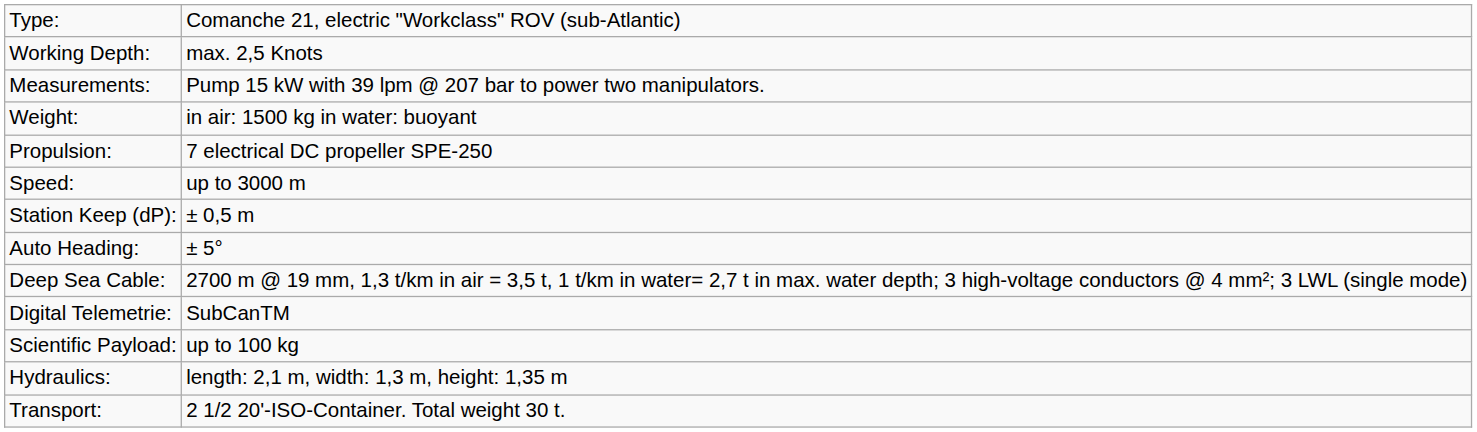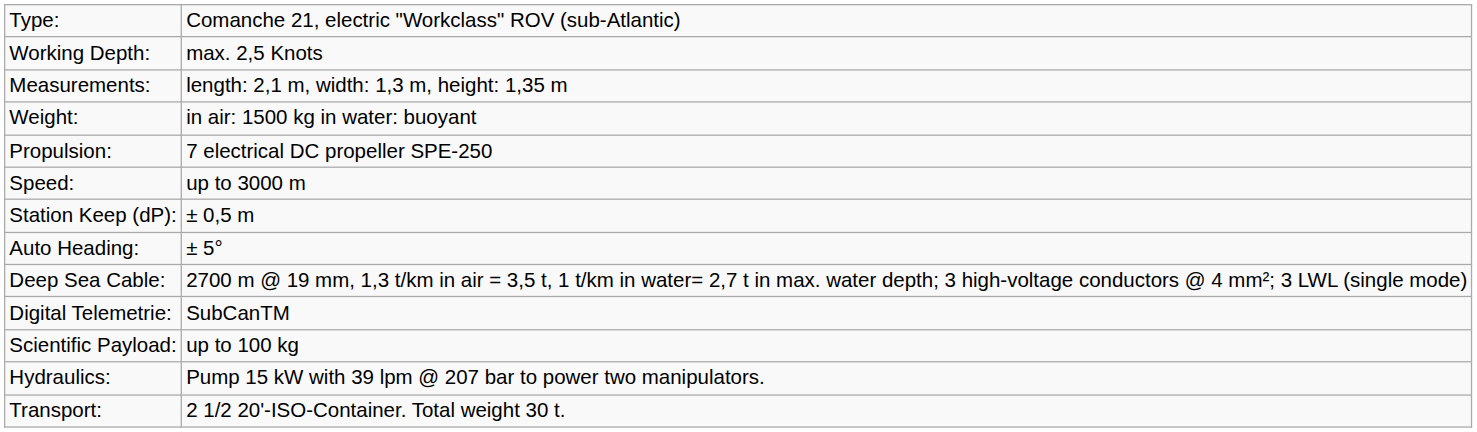(475, 85) Pump 15 kW with 39 lpm @ 207 bar to power two manipulators. -> (377, 85) length: 2,1 m, width: 1,3 m, height: 1,35 m
(377, 378) length: 2,1 m, width: 1,3 m, height: 1,35 m -> (475, 378) Pump 15 kW with 39 lpm @ 207 bar to power two manipulators.
